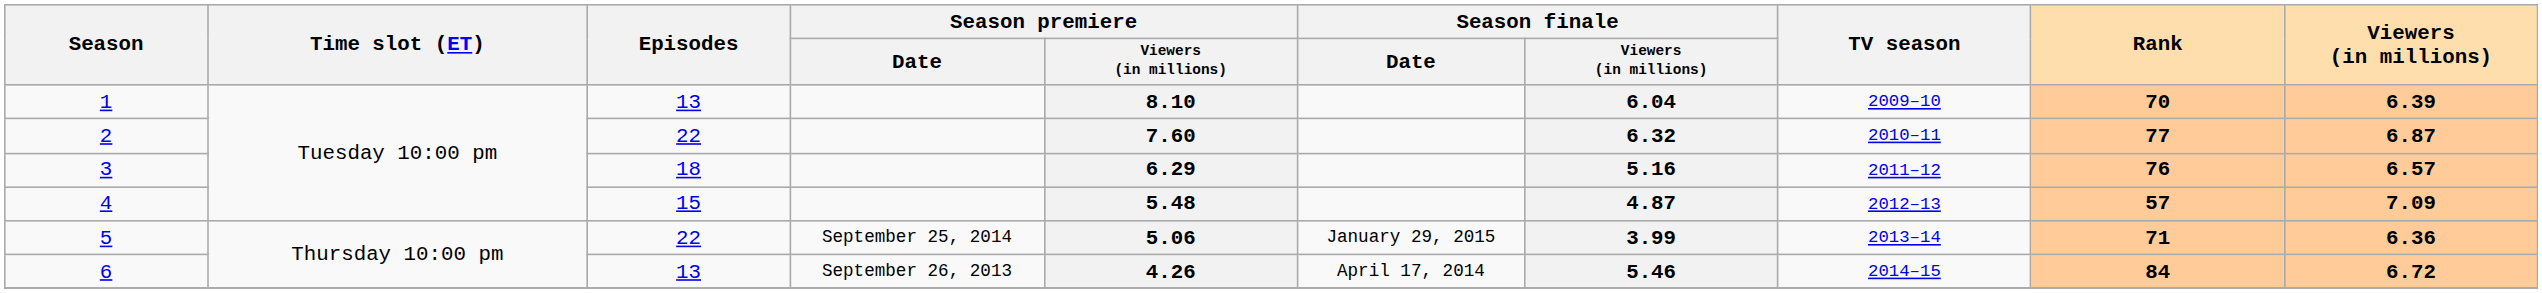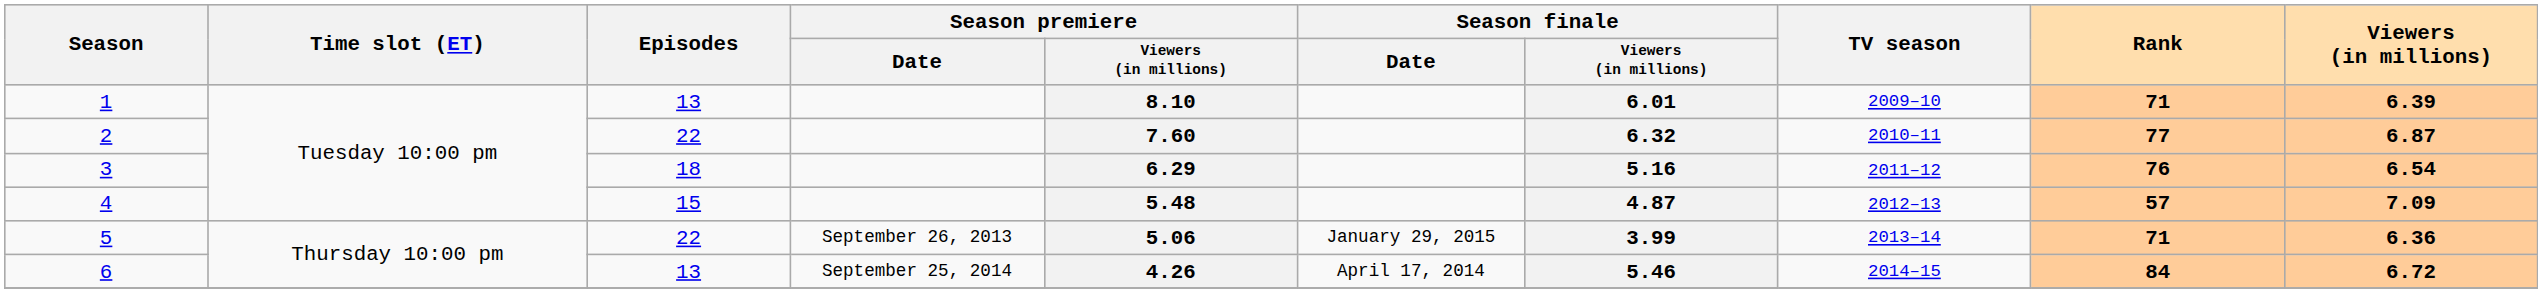(1651, 102) 6.04 -> (1651, 102) 6.01
(2158, 102) 70 -> (2158, 102) 71
(2411, 170) 6.57 -> (2411, 170) 6.54
(917, 238) September 25, 2014 -> (917, 238) September 26, 2013
(917, 271) September 26, 2013 -> (917, 271) September 25, 2014
